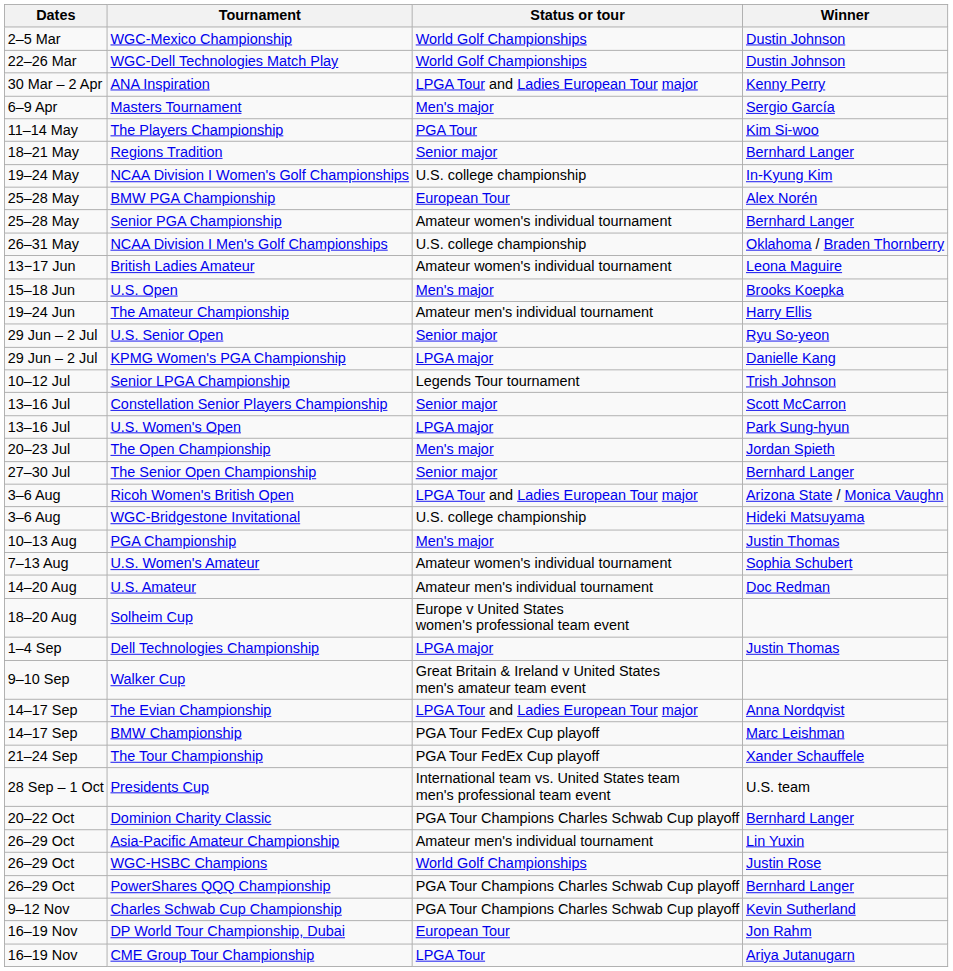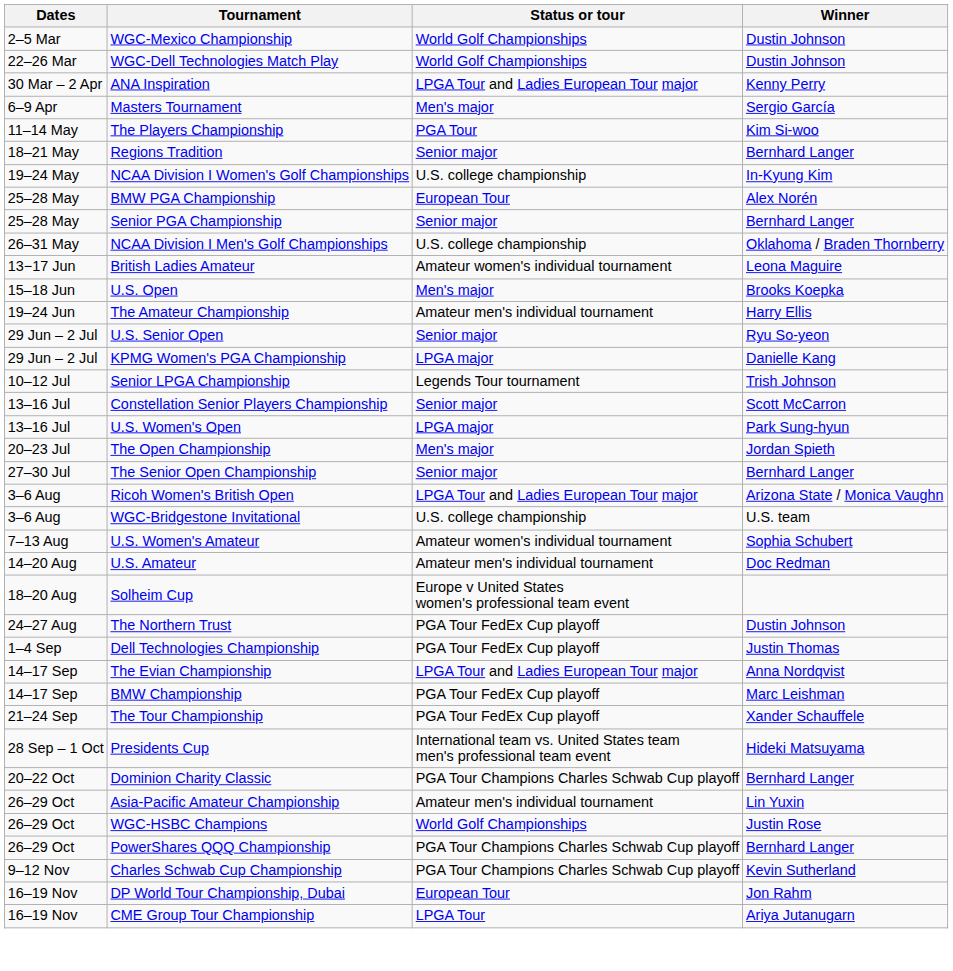(544, 221) Amateur women's individual tournament -> (457, 221) Senior major
(805, 518) Hideki Matsuyama -> (778, 518) U.S. team
- row: (173, 541)
+ row: (171, 625)
(455, 648) LPGA major -> (507, 648) PGA Tour FedEx Cup playoff
- row: (148, 679)
(778, 787) U.S. team -> (805, 748) Hideki Matsuyama
